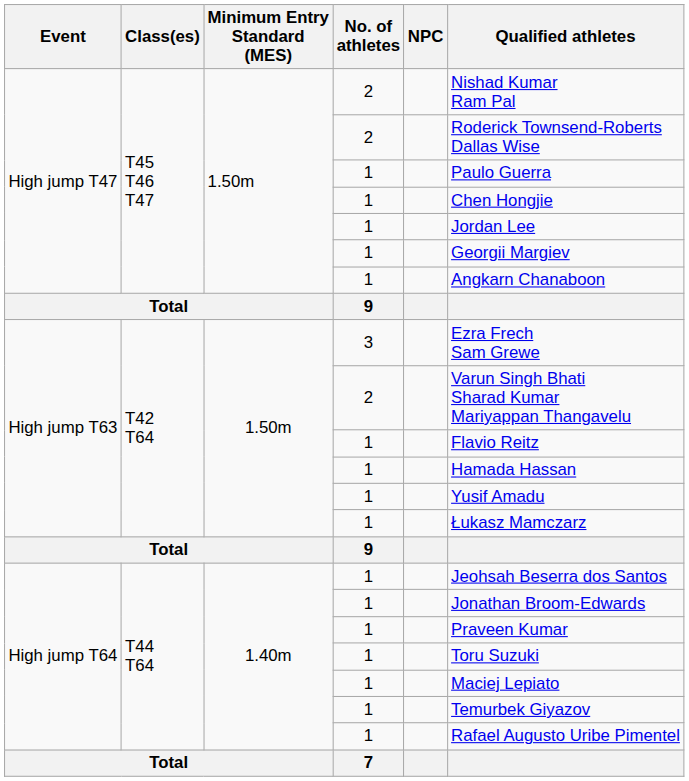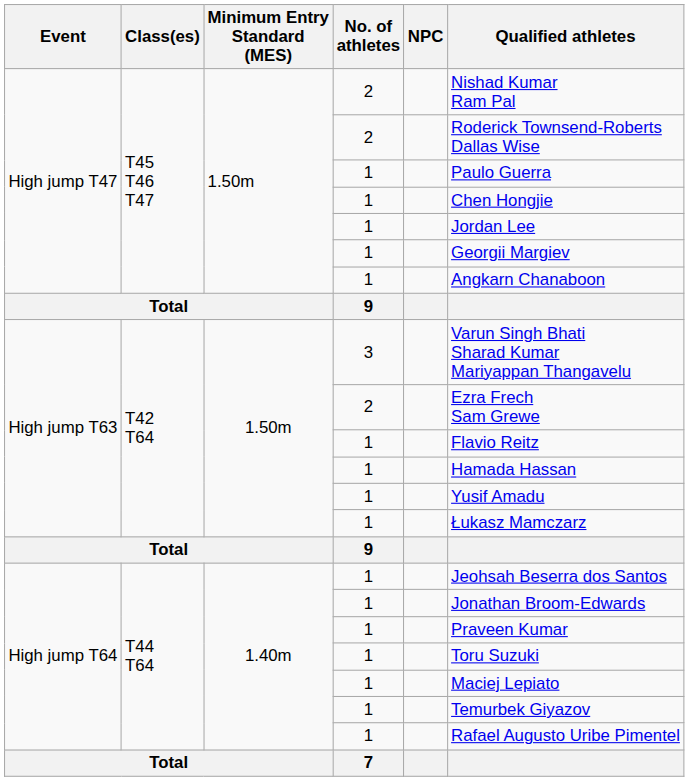(495, 342) Ezra Frech Sam Grewe -> (541, 352) Varun Singh Bhati Sharad Kumar Mariyappan Thangavelu
(541, 397) Varun Singh Bhati Sharad Kumar Mariyappan Thangavelu -> (495, 407) Ezra Frech Sam Grewe
